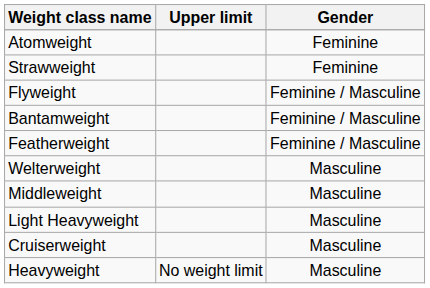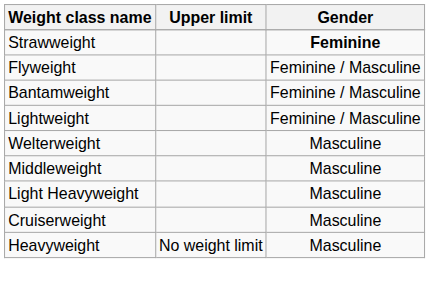- row: (50, 43)
(345, 68) normal -> (345, 43) bold
- row: (59, 144)
+ row: (49, 118)
